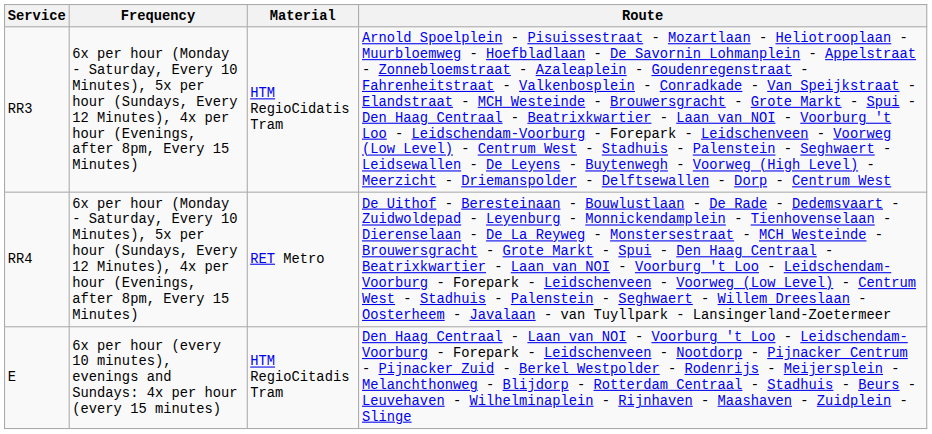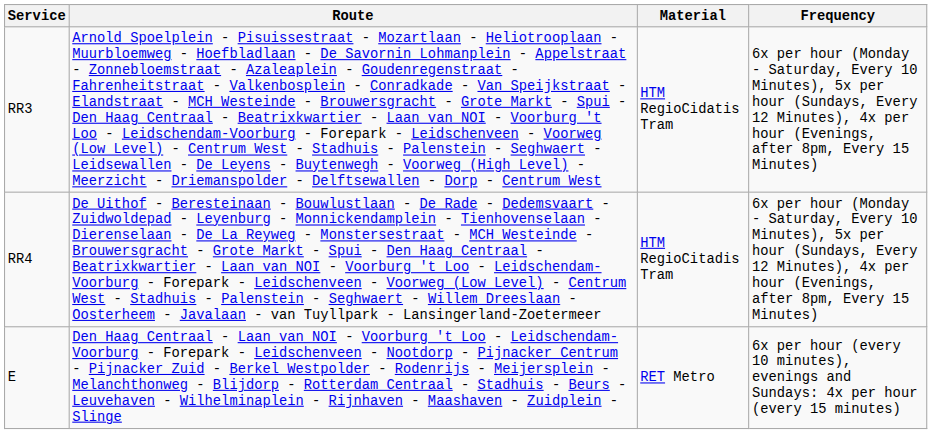columns swapped: (643, 16) <-> (158, 16)
(287, 259) RET Metro -> (690, 259) HTM RegioCitadis Tram
(300, 377) HTM RegioCitadis Tram -> (677, 377) RET Metro
